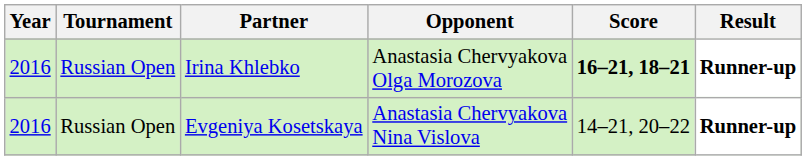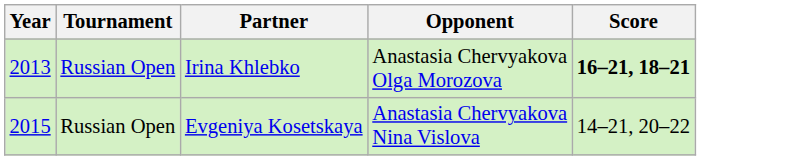- column: (748, 21)
(30, 67) 2016 -> (30, 67) 2013
(30, 126) 2016 -> (30, 126) 2015
